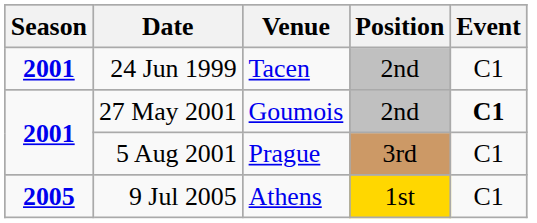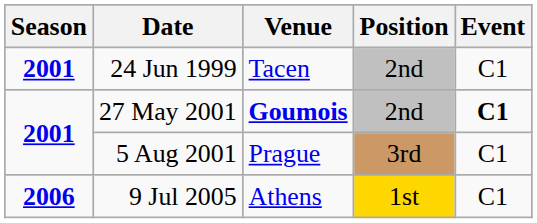(296, 111) normal -> (298, 111) bold
(49, 196) 2005 -> (49, 196) 2006
